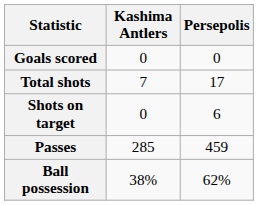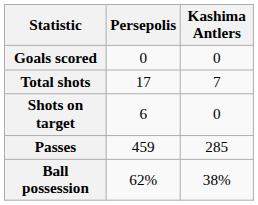columns swapped: (217, 25) <-> (143, 25)
